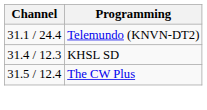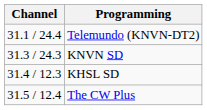+ row: (95, 54)
